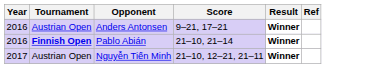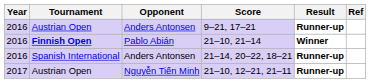(284, 27) Winner -> (320, 27) Runner-up
+ row: (248, 56)
(284, 56) Winner -> (320, 71) Runner-up
